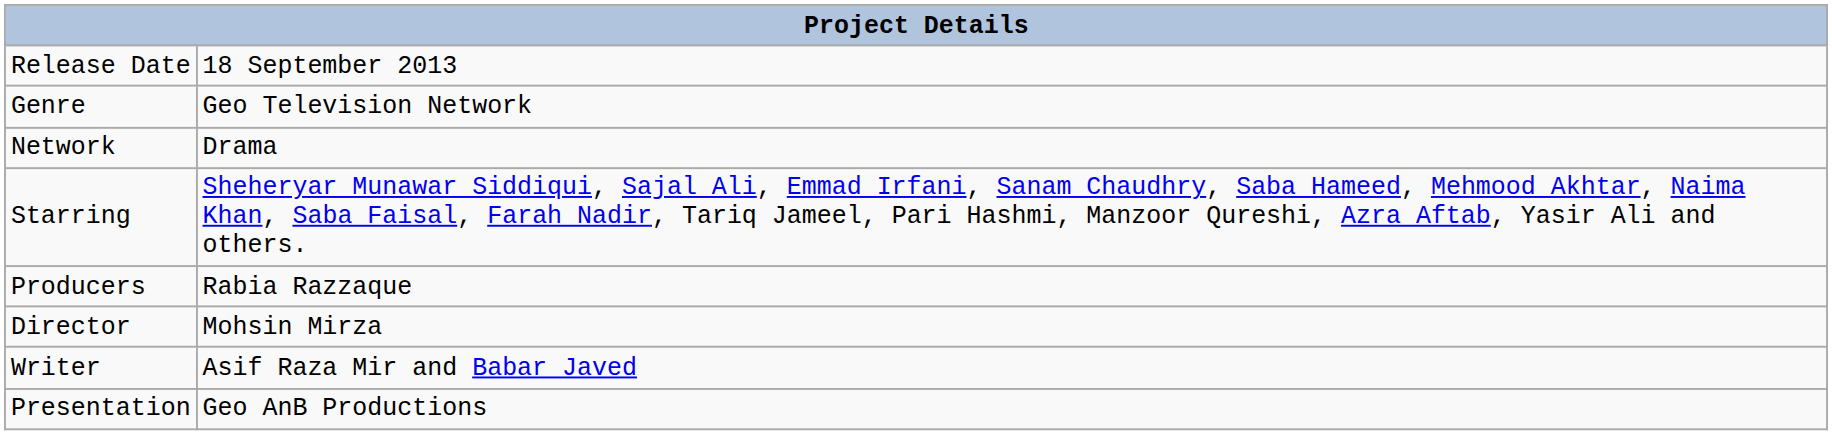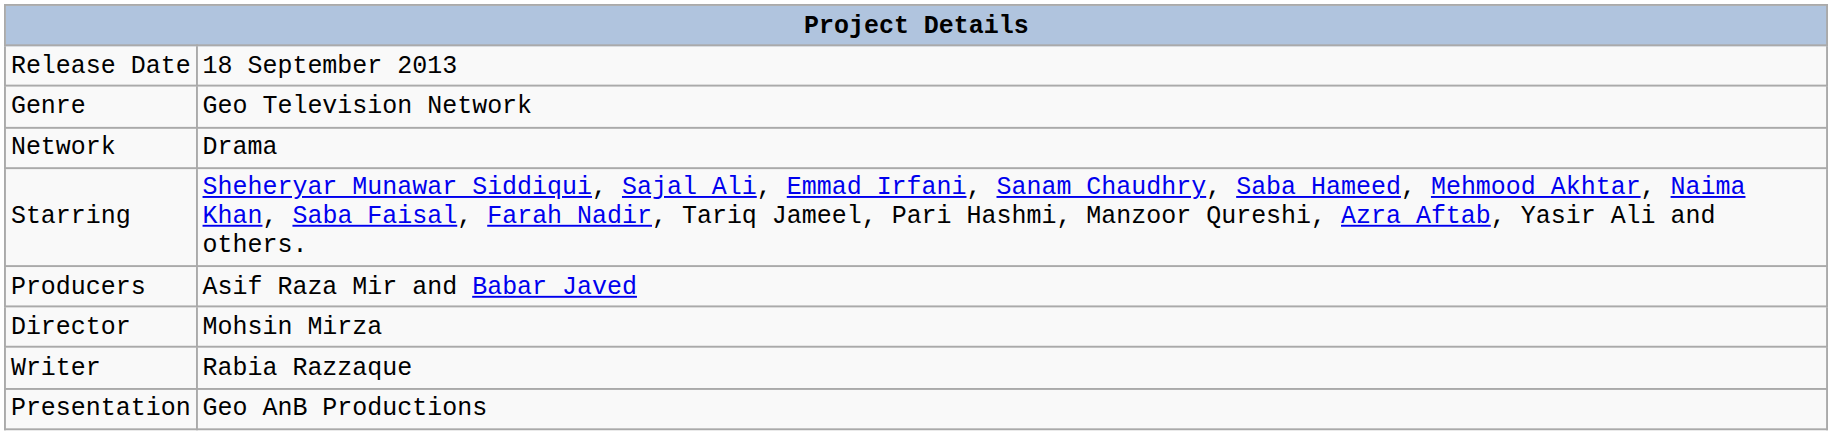(307, 286) Rabia Razzaque -> (420, 286) Asif Raza Mir and Babar Javed
(420, 368) Asif Raza Mir and Babar Javed -> (307, 368) Rabia Razzaque
